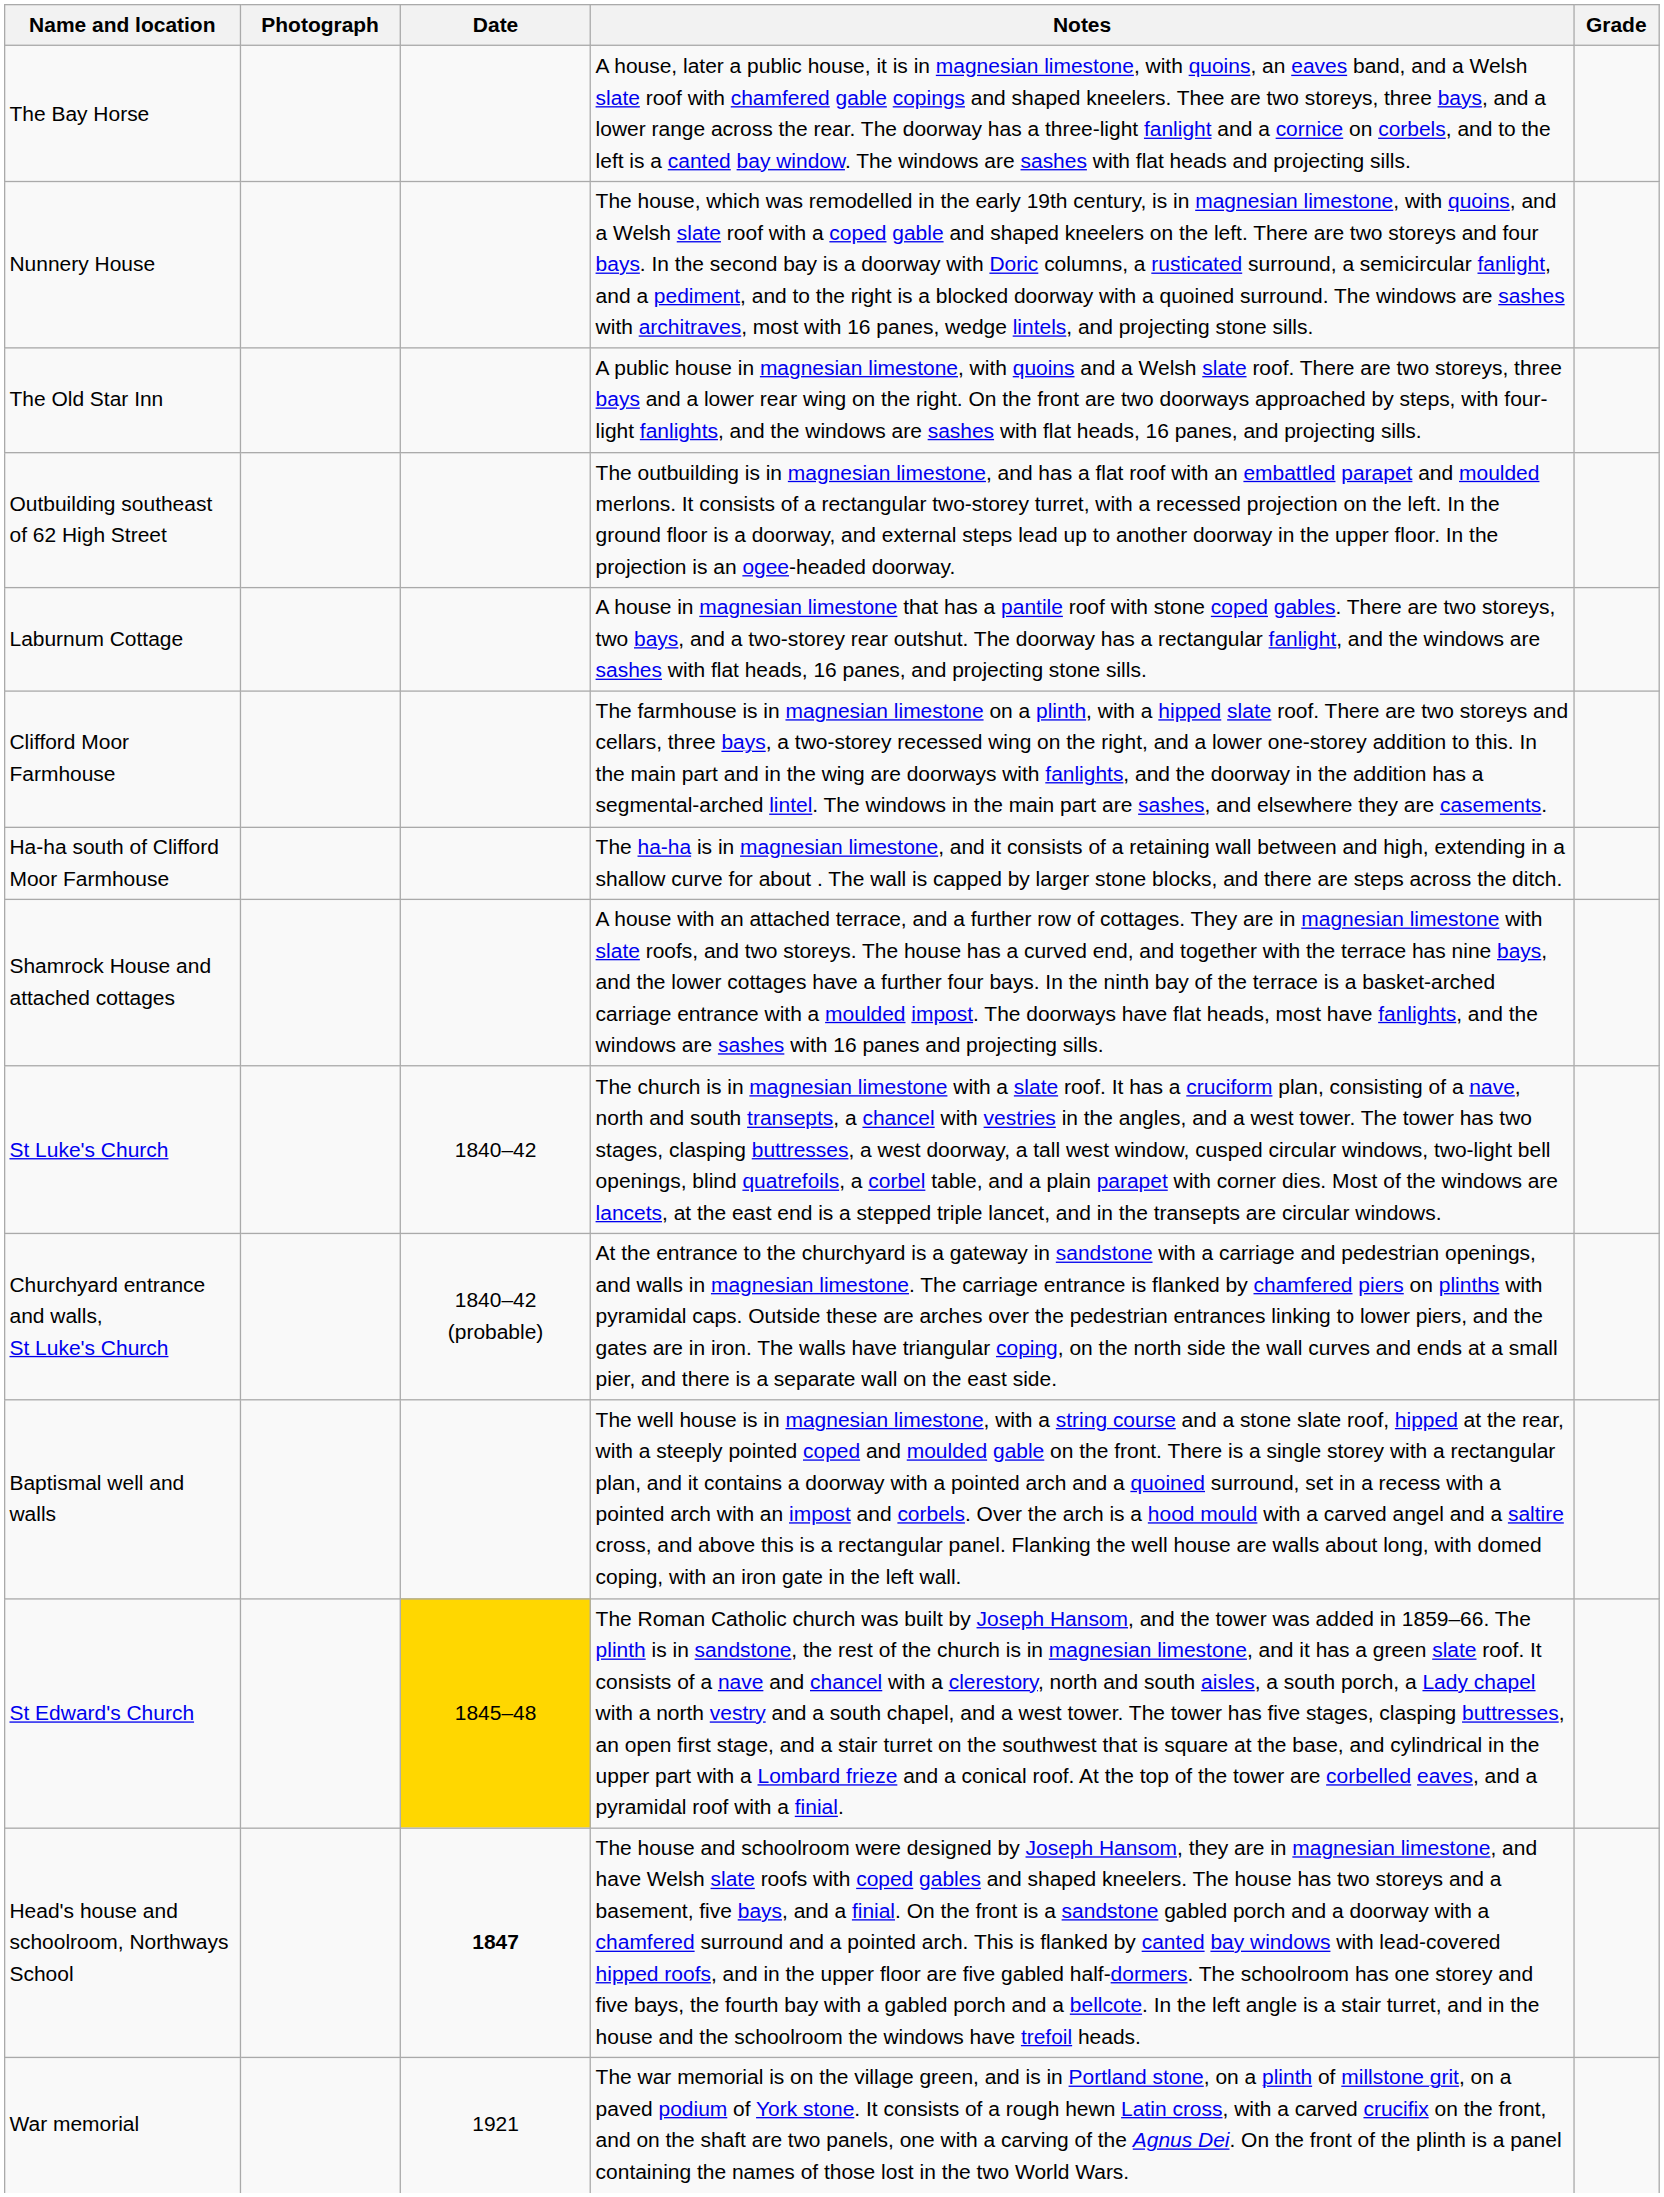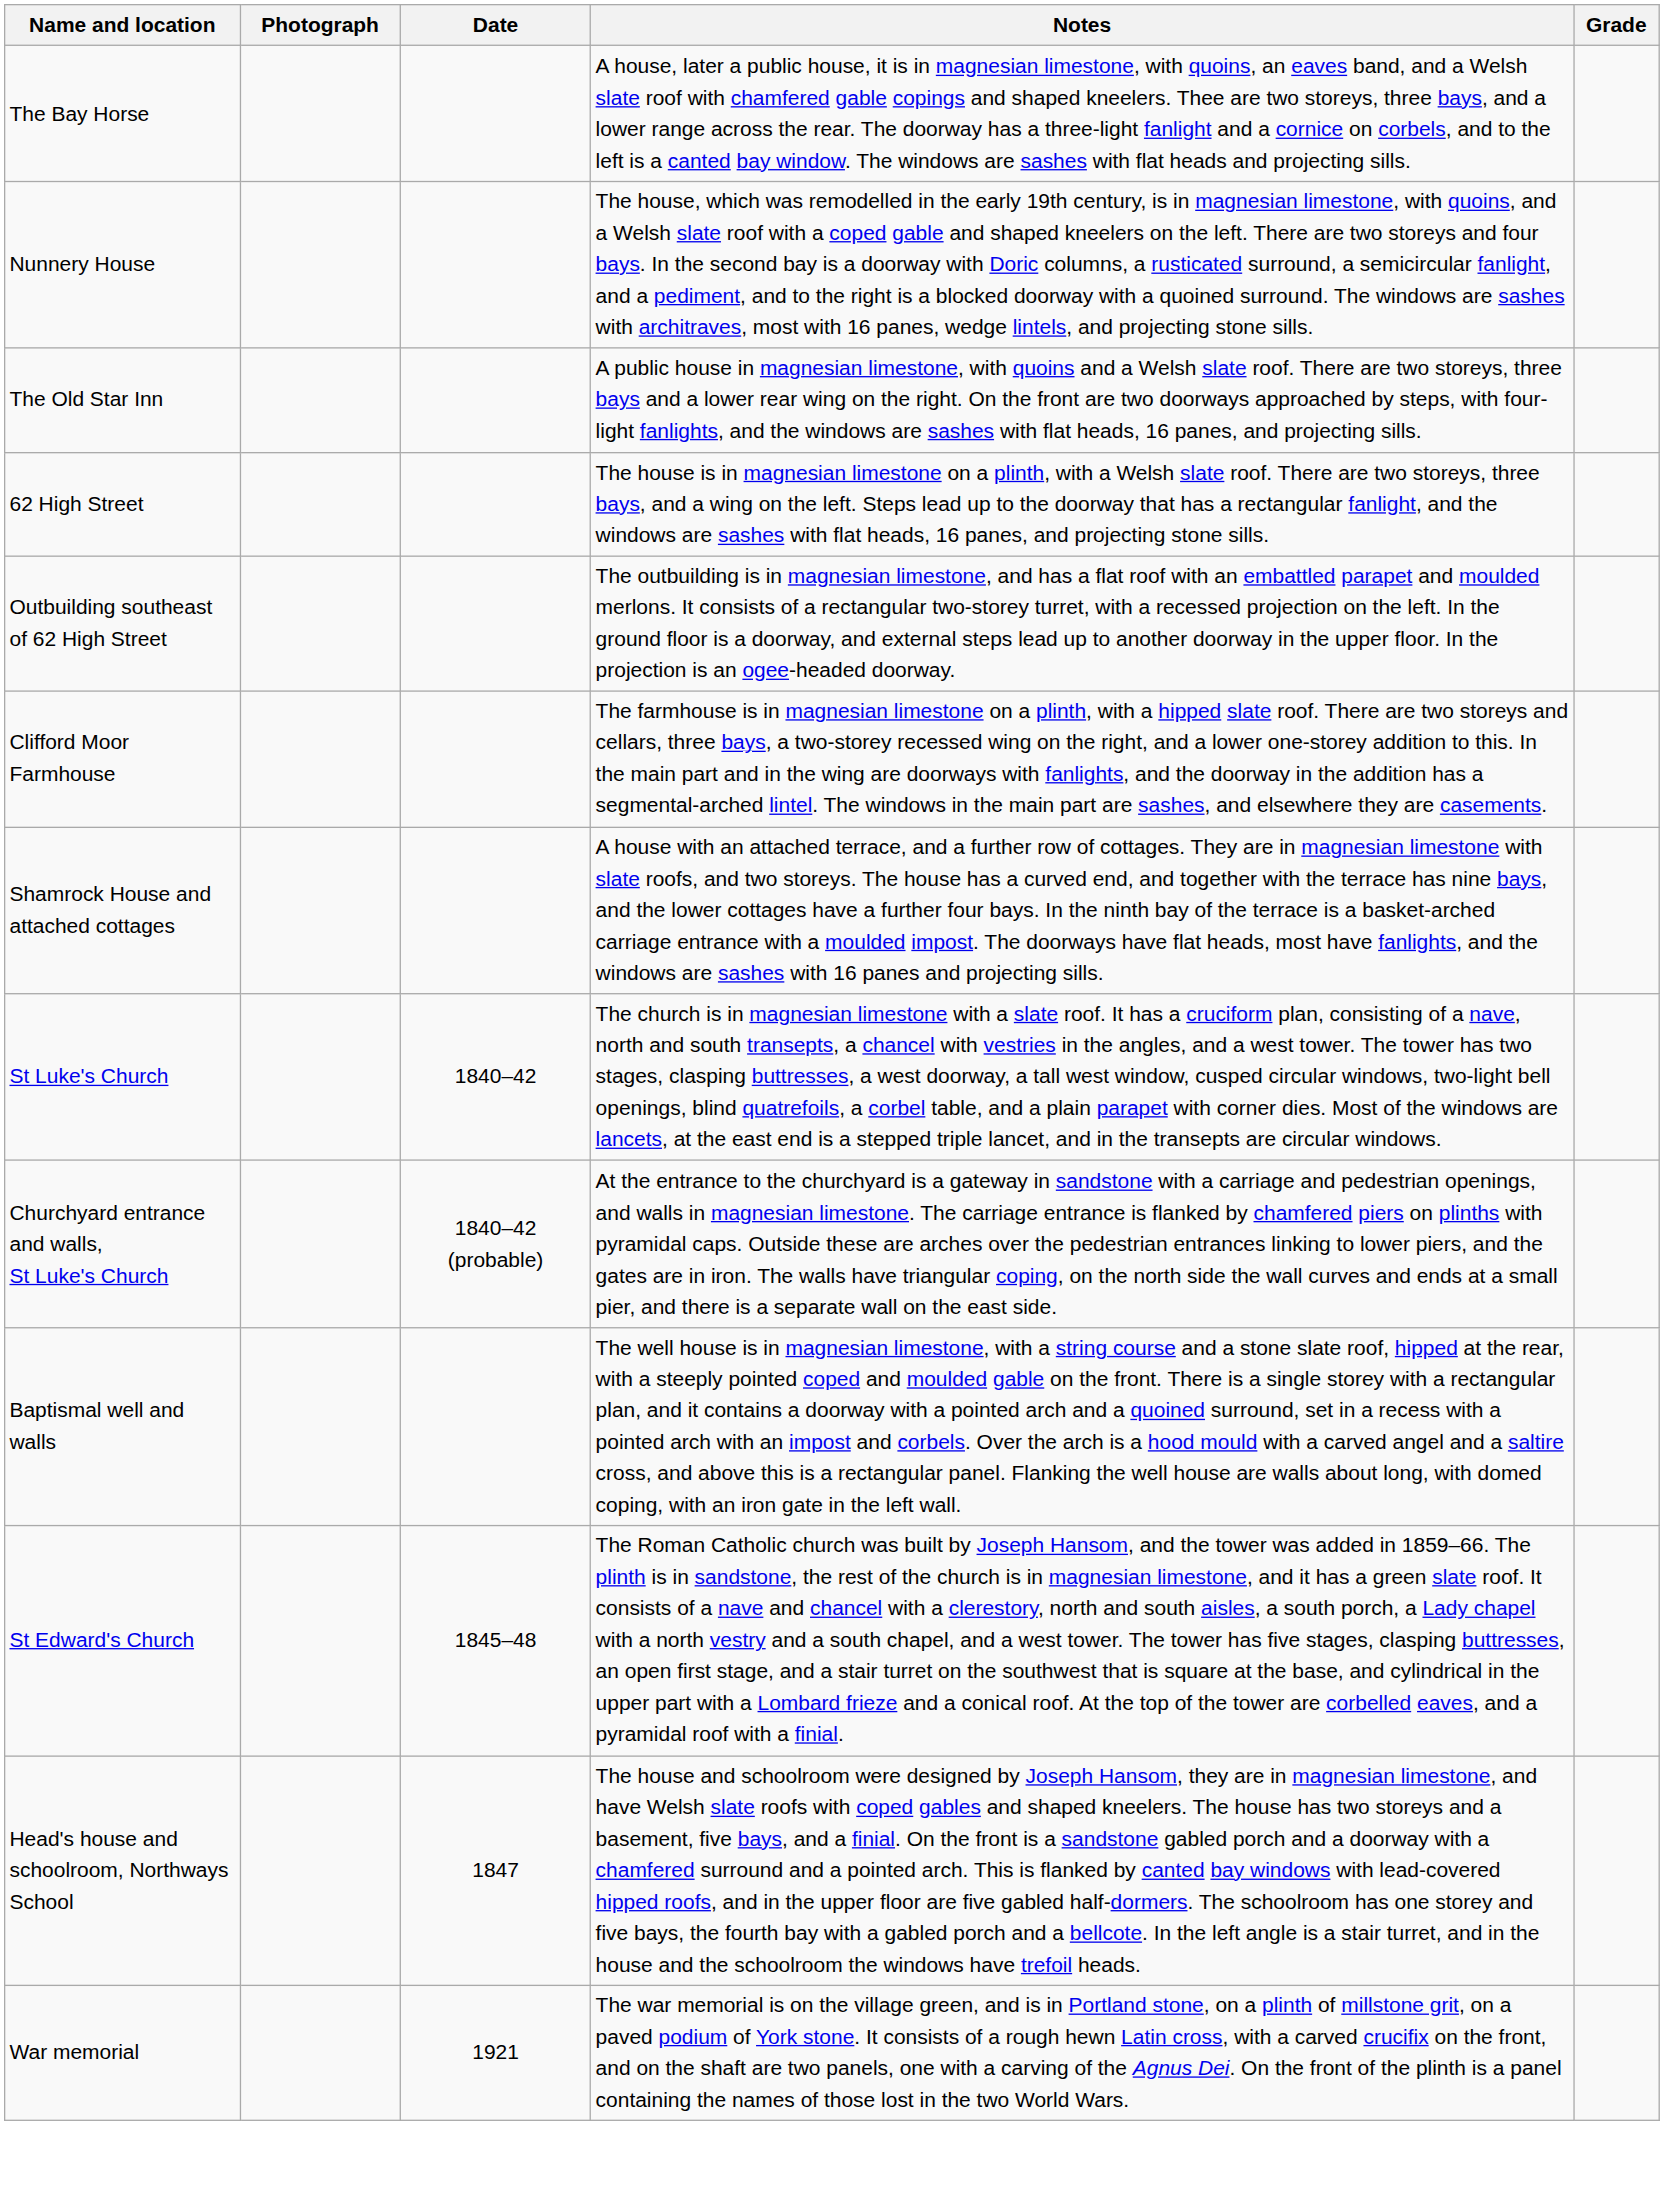+ row: (76, 503)
- row: (96, 639)
- row: (114, 862)
(496, 1712) gold background -> (496, 1640) no background
(496, 1942) bold -> (496, 1870) normal
